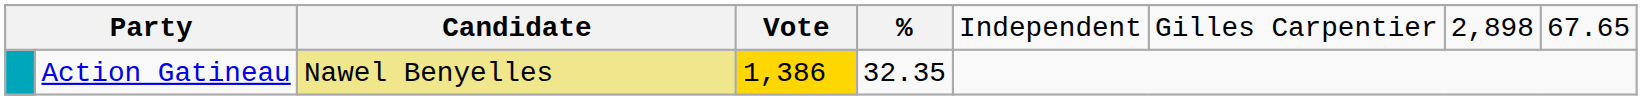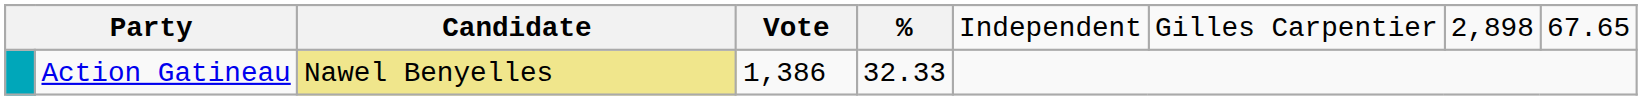(785, 73) gold background -> (785, 73) no background
(904, 73) 32.35 -> (904, 73) 32.33
